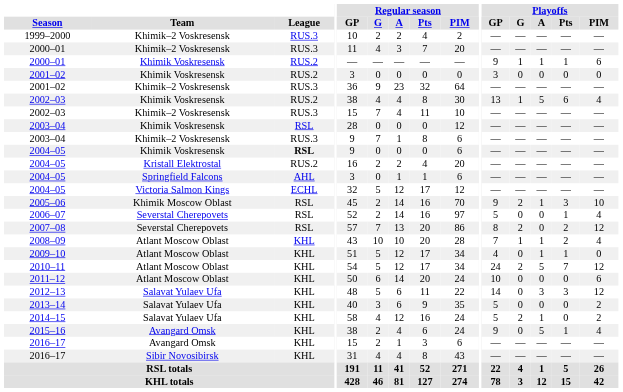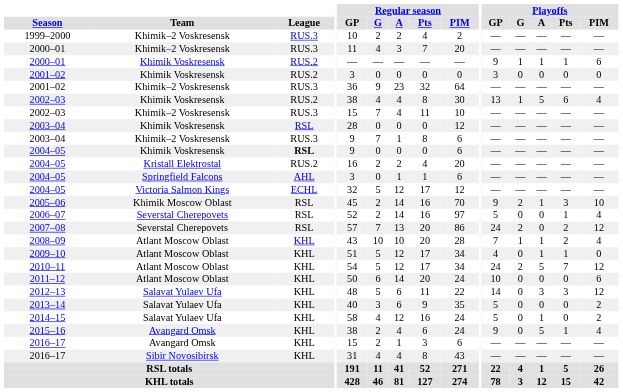(496, 228) 8 -> (496, 228) 24
(520, 317) 2 -> (520, 317) 0
